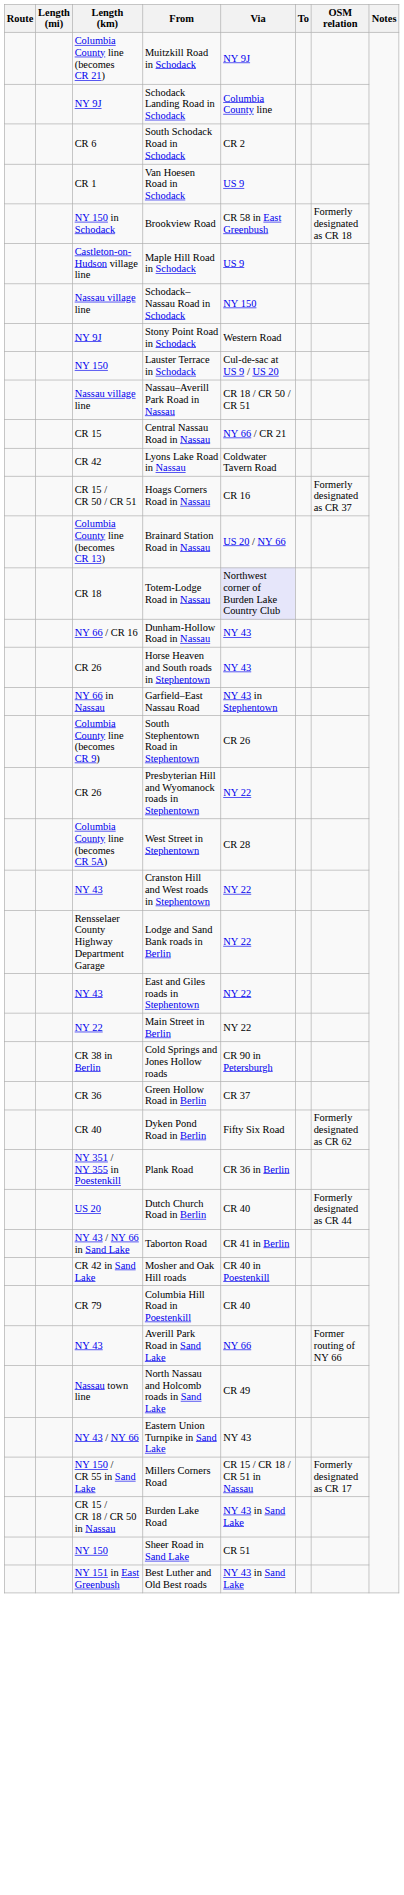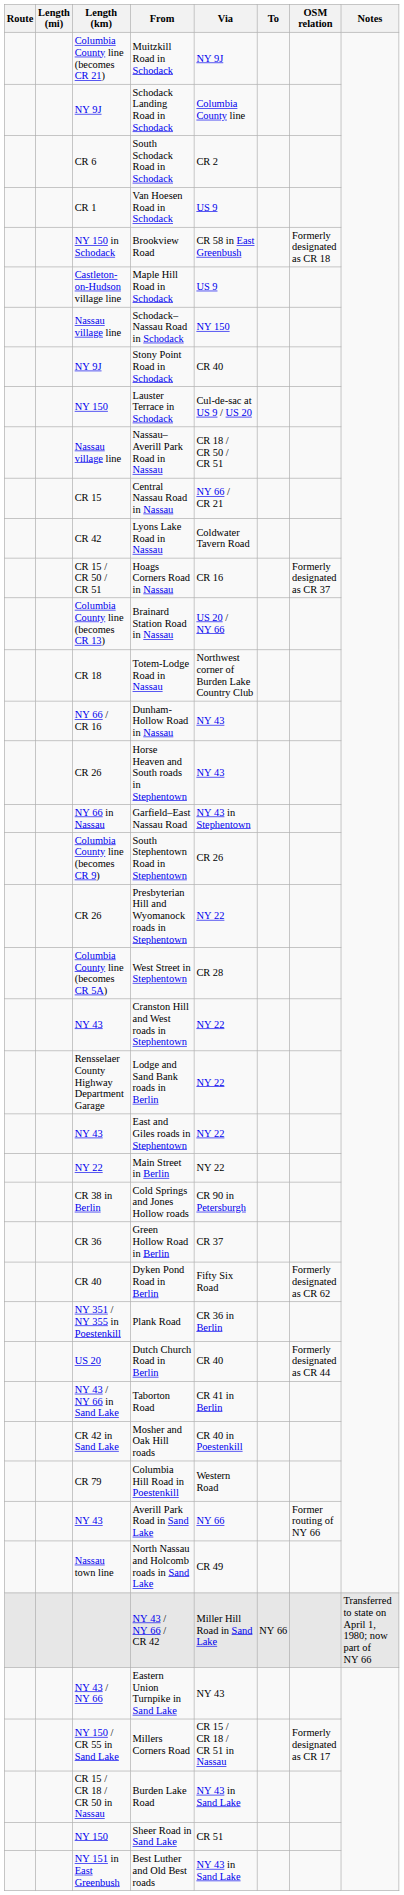(252, 337) Western Road -> (210, 366) CR 40
(252, 593) lavender background -> (225, 675) no background
(237, 1305) CR 40 -> (213, 1481) Western Road
+ row: (149, 1630)
